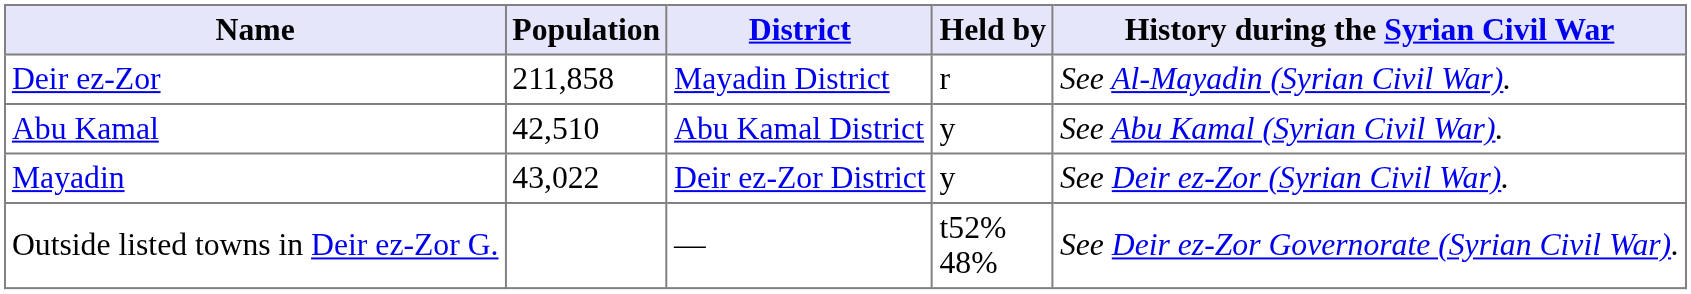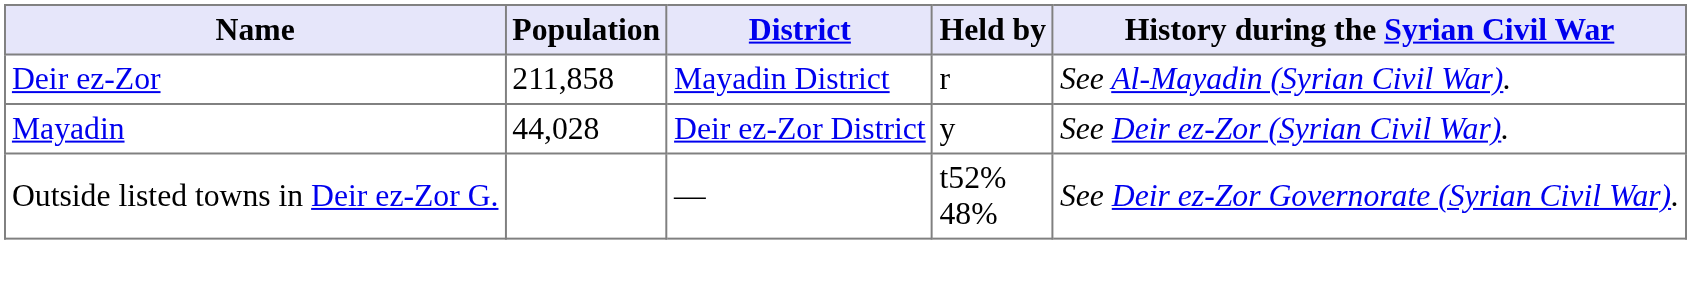- row: (85, 128)
(556, 177) 43,022 -> (556, 128) 44,028
